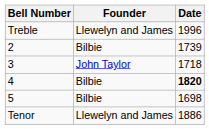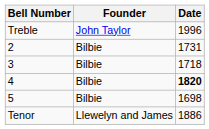(124, 30) Llewelyn and James -> (103, 30) John Taylor
(190, 47) 1739 -> (190, 47) 1731
(103, 64) John Taylor -> (89, 64) Bilbie
